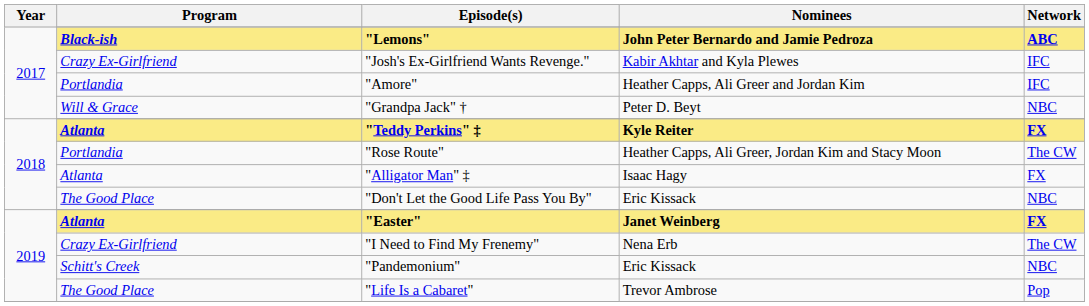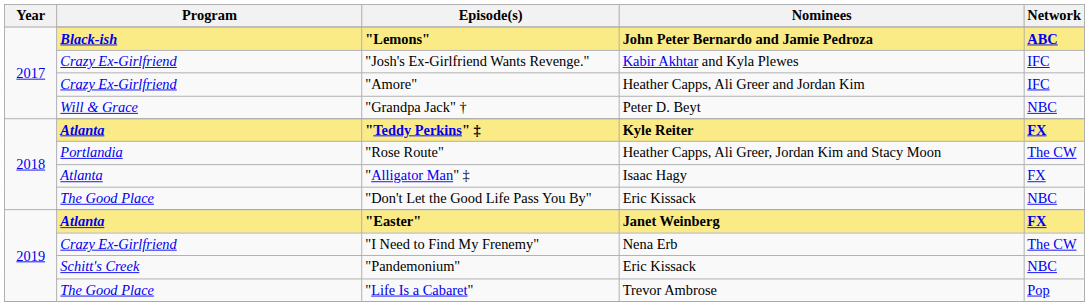(92, 84) Portlandia -> (119, 84) Crazy Ex-Girlfriend
